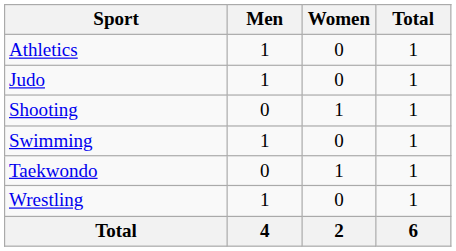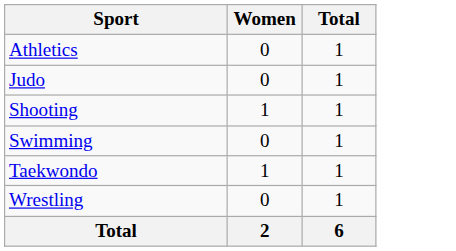- column: (265, 19)
